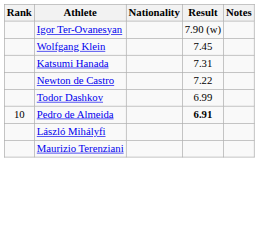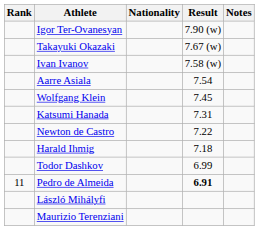+ row: (76, 47)
+ row: (63, 64)
+ row: (64, 81)
+ row: (66, 149)
(19, 115) 10 -> (19, 183) 11
